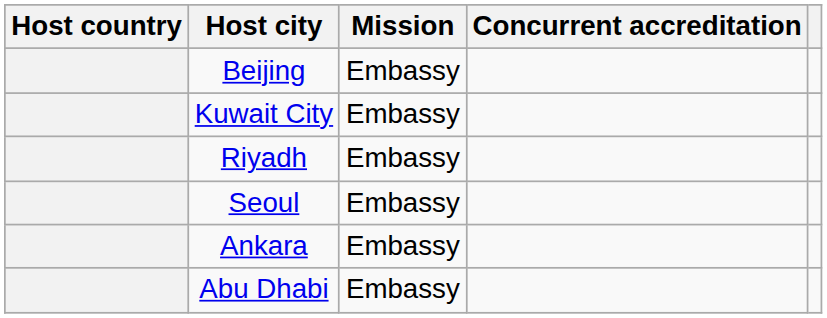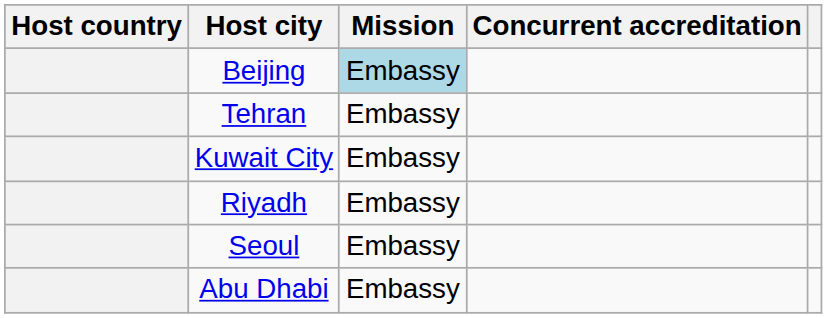(403, 70) no background -> (403, 70) lightblue background
+ row: (264, 114)
- row: (264, 245)
